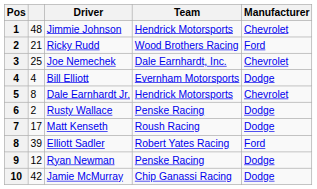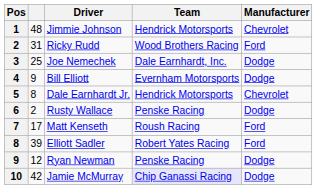(36, 45) 21 -> (36, 45) 31
(266, 62) Chevrolet -> (259, 62) Dodge
(33, 78) 4 -> (33, 78) 9
(259, 127) Dodge -> (255, 127) Ford
(183, 176) no background -> (183, 176) lavender background
